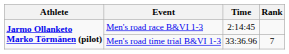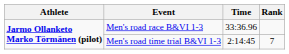(241, 27) 2:14:45 -> (241, 27) 33:36.96
(241, 42) 33:36.96 -> (241, 42) 2:14:45
